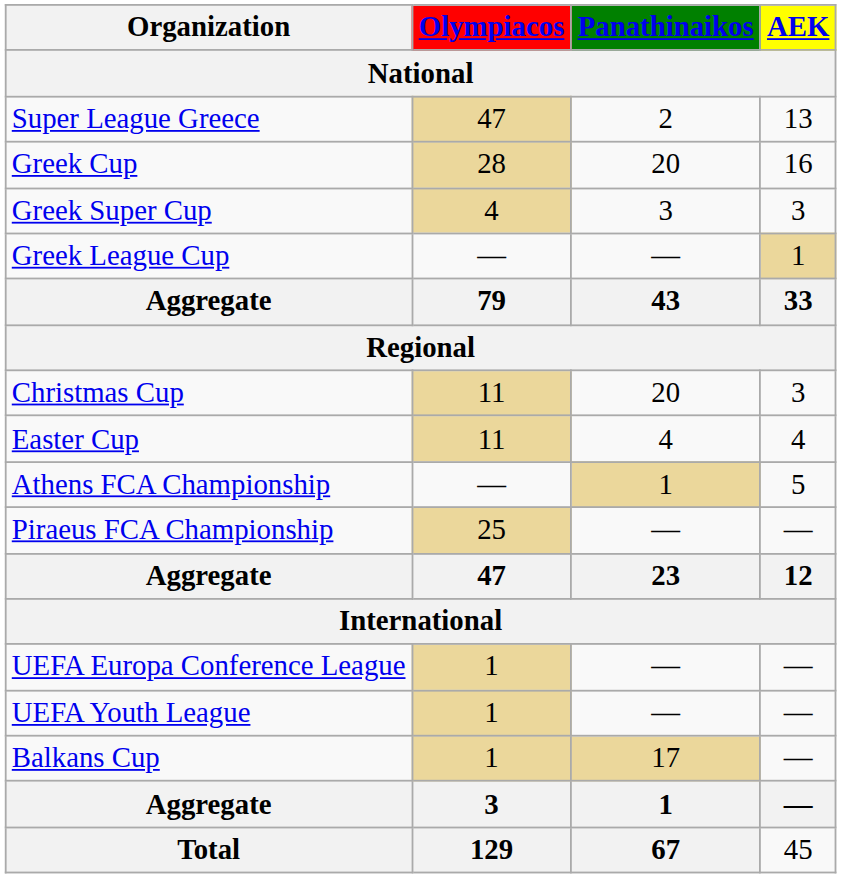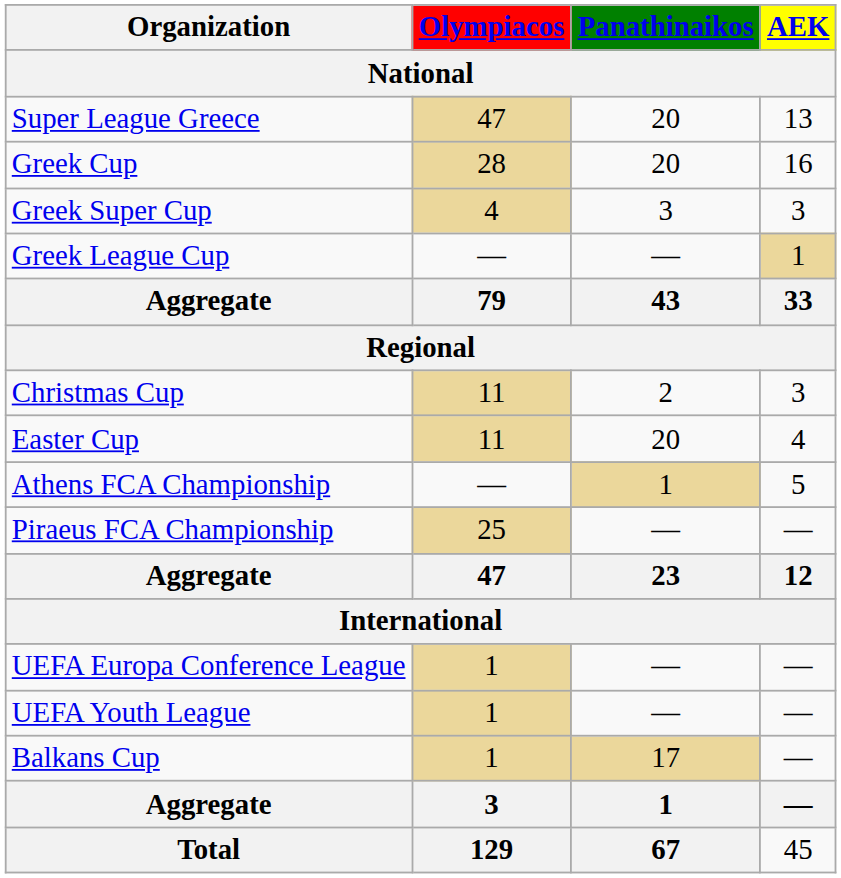(666, 118) 2 -> (666, 118) 20
(666, 392) 20 -> (666, 392) 2
(666, 438) 4 -> (666, 438) 20
